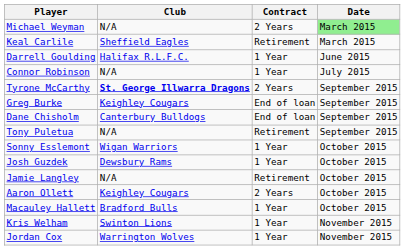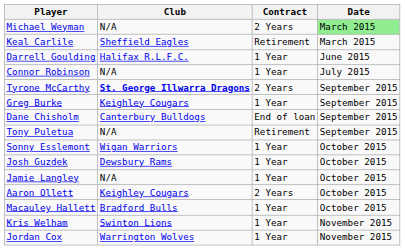(285, 102) End of loan -> (271, 102) 1 Year
(282, 177) Retirement -> (271, 177) 1 Year
